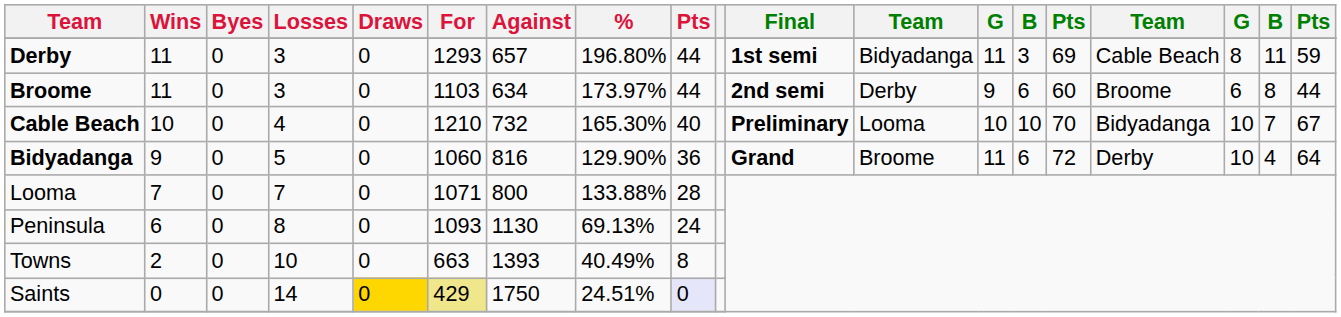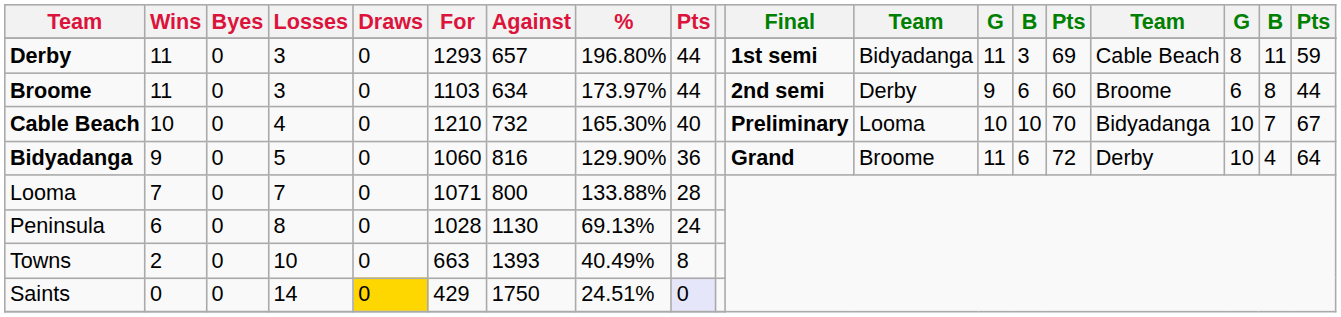(457, 226) 1093 -> (457, 226) 1028
(451, 294) khaki background -> (451, 294) no background
